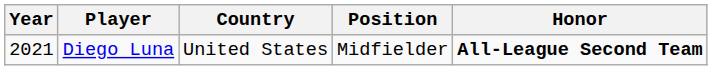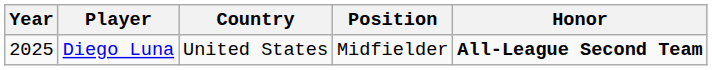(31, 50) 2021 -> (31, 50) 2025
